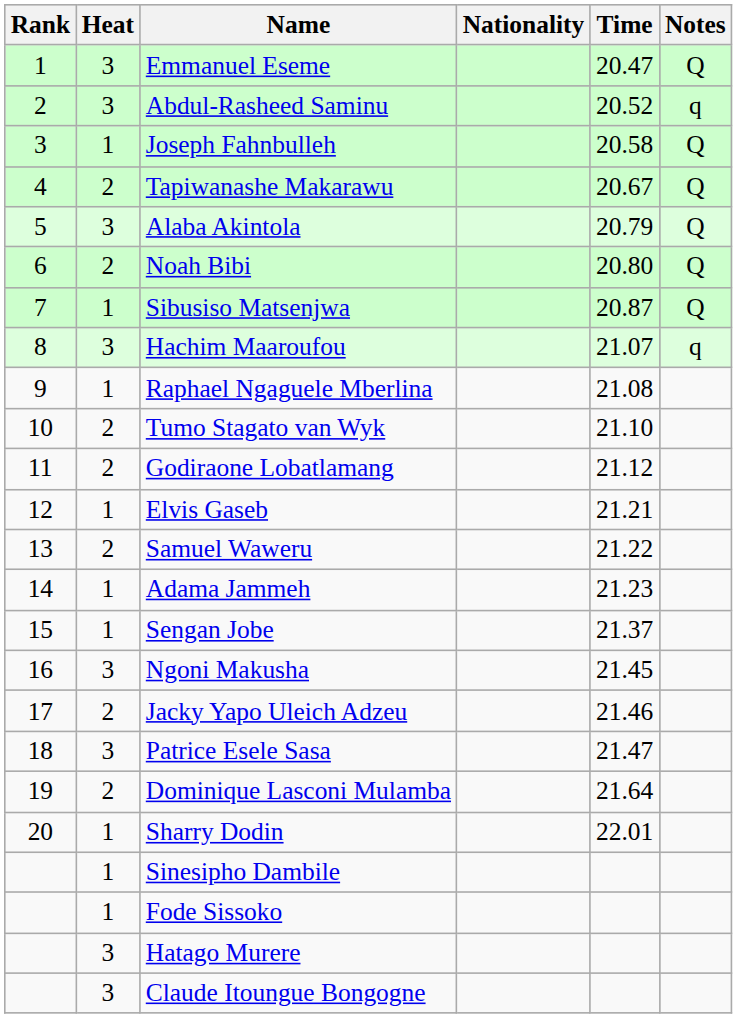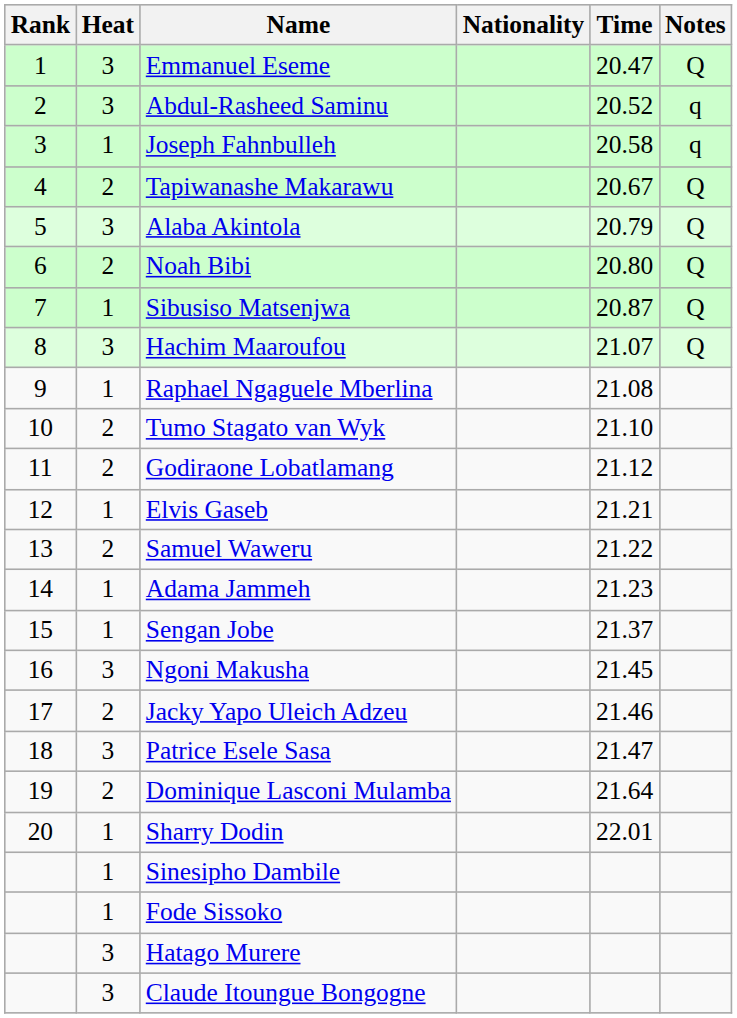(695, 145) Q -> (695, 145) q
(695, 347) q -> (695, 347) Q
